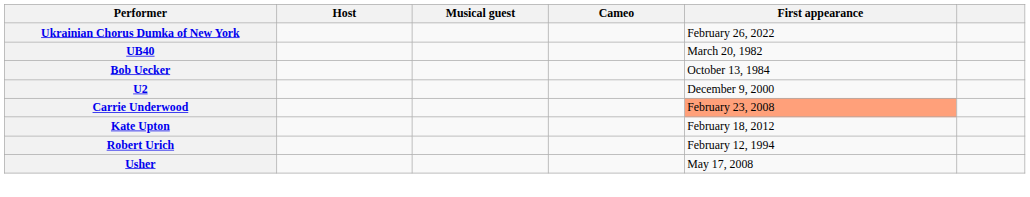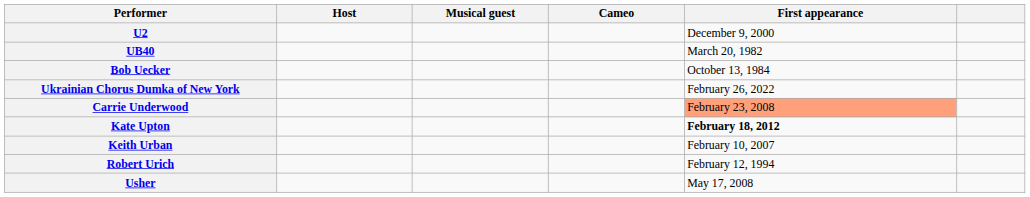rows swapped: (140, 88) <-> (140, 32)
(731, 126) normal -> (733, 126) bold
+ row: (140, 145)
